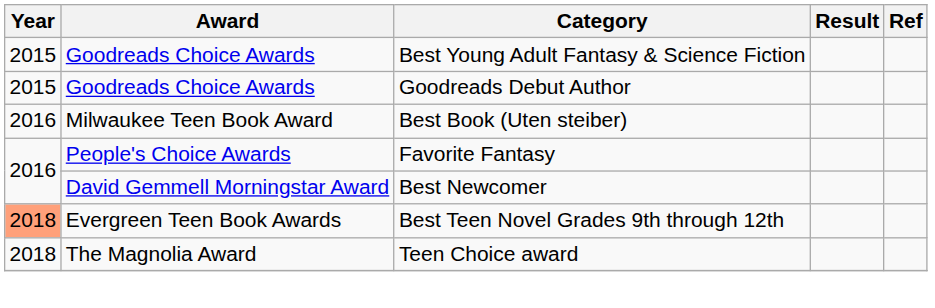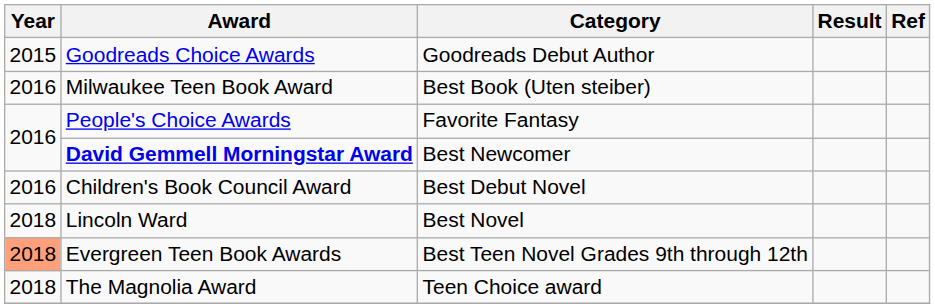- row: (602, 54)
(227, 187) normal -> (239, 154) bold
+ row: (504, 187)
+ row: (473, 220)
